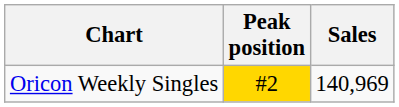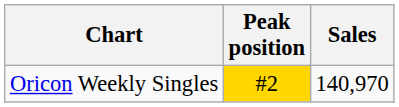(352, 83) 140,969 -> (352, 83) 140,970
